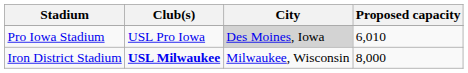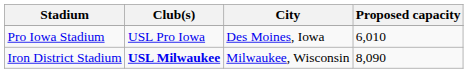(275, 36) lightgrey background -> (275, 36) no background
(371, 57) 8,000 -> (371, 57) 8,090
